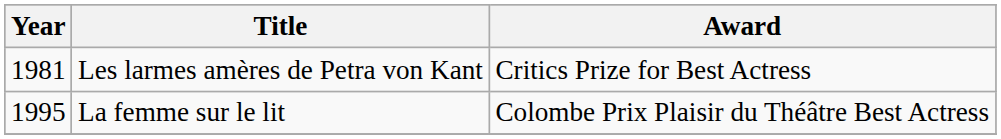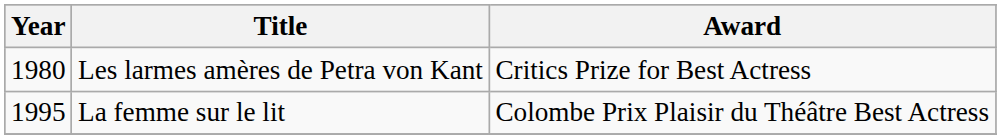(38, 69) 1981 -> (38, 69) 1980
